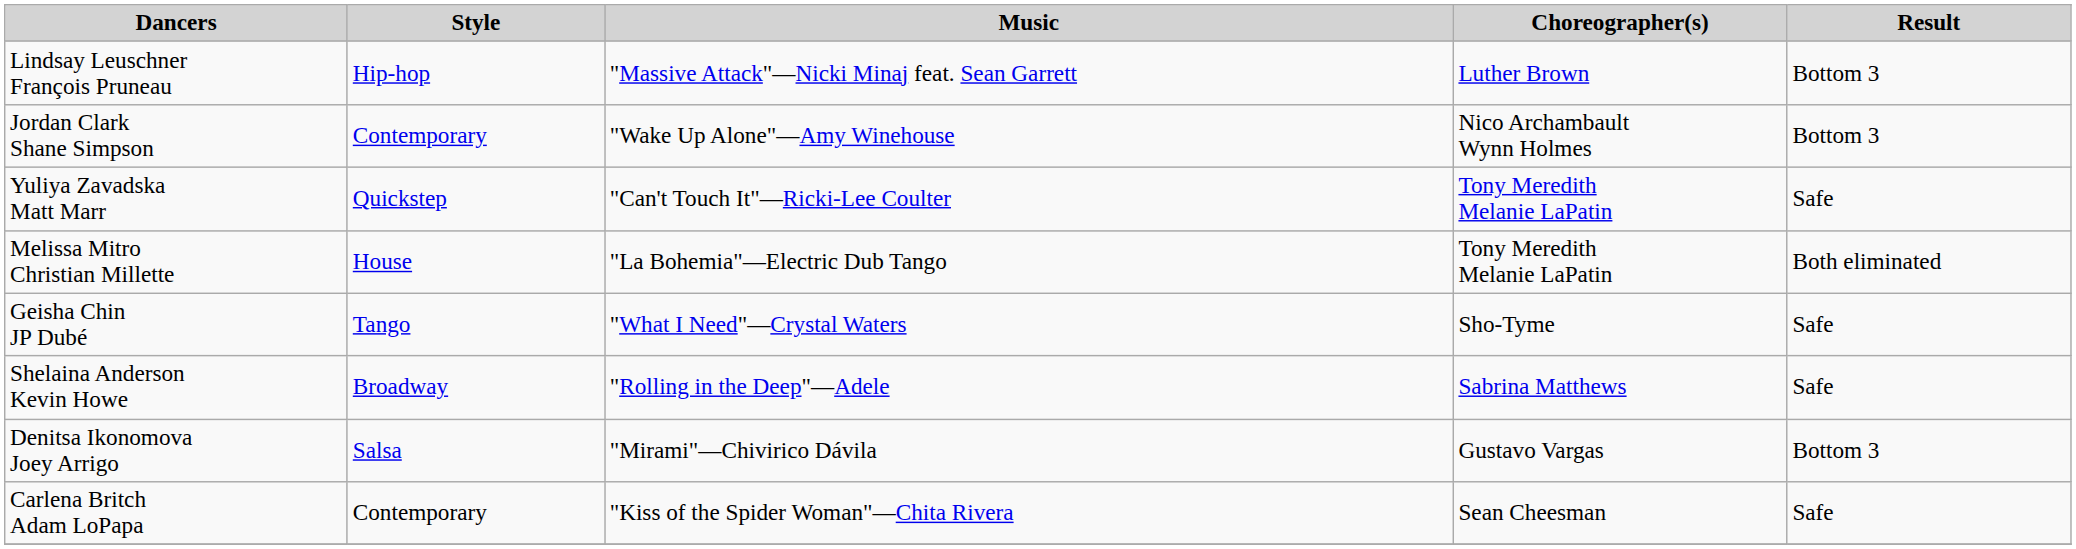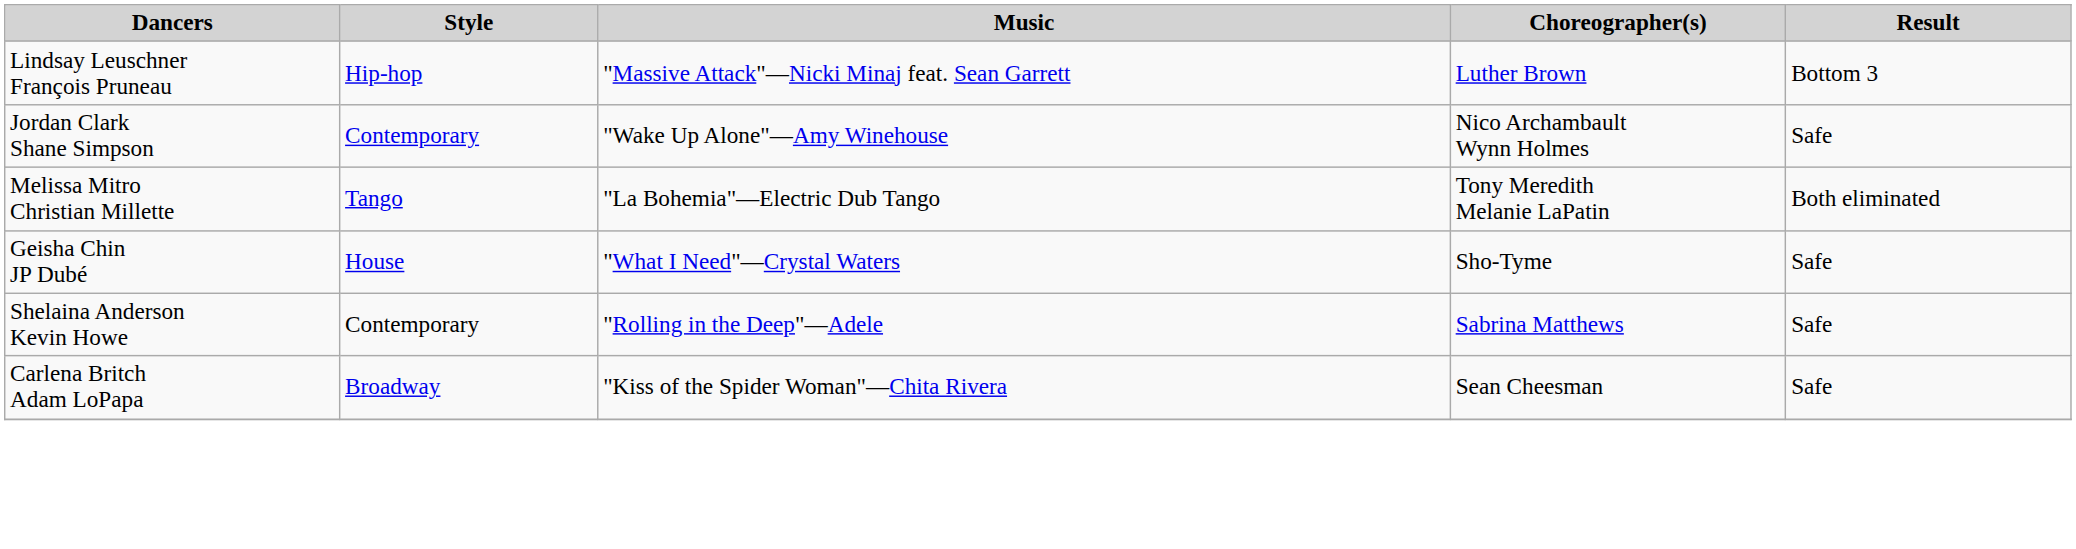(1836, 135) Bottom 3 -> (1812, 135) Safe
- row: (88, 198)
(382, 261) House -> (374, 198) Tango
(382, 324) Tango -> (375, 261) House
(400, 387) Broadway -> (412, 324) Contemporary
- row: (101, 450)
(420, 512) Contemporary -> (393, 387) Broadway
